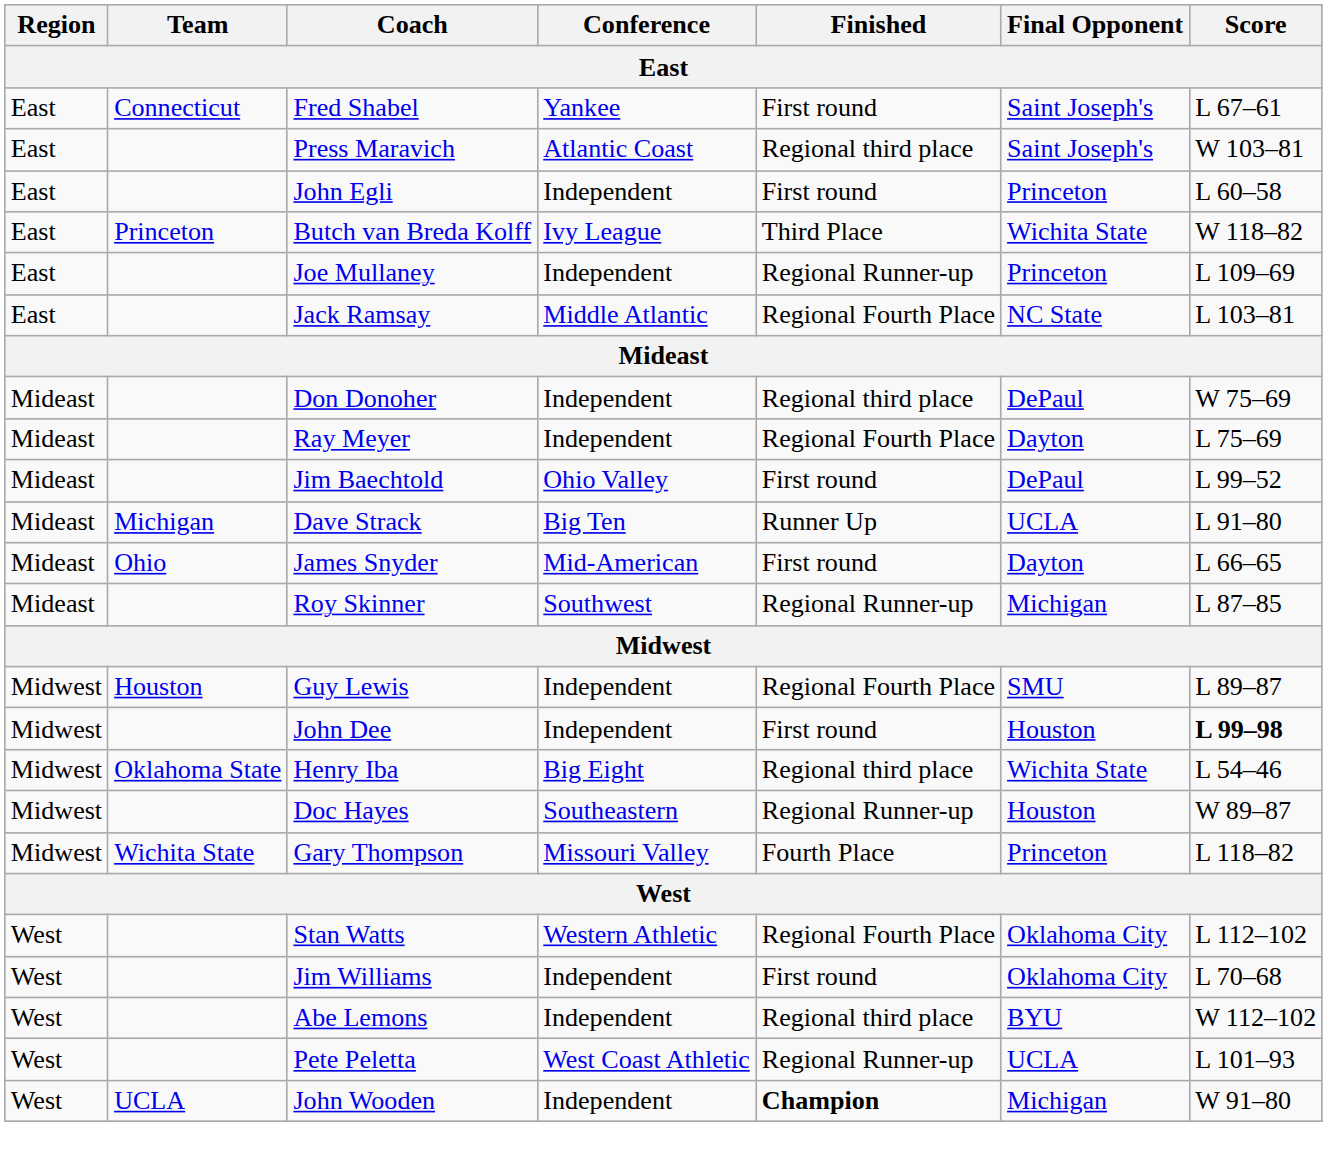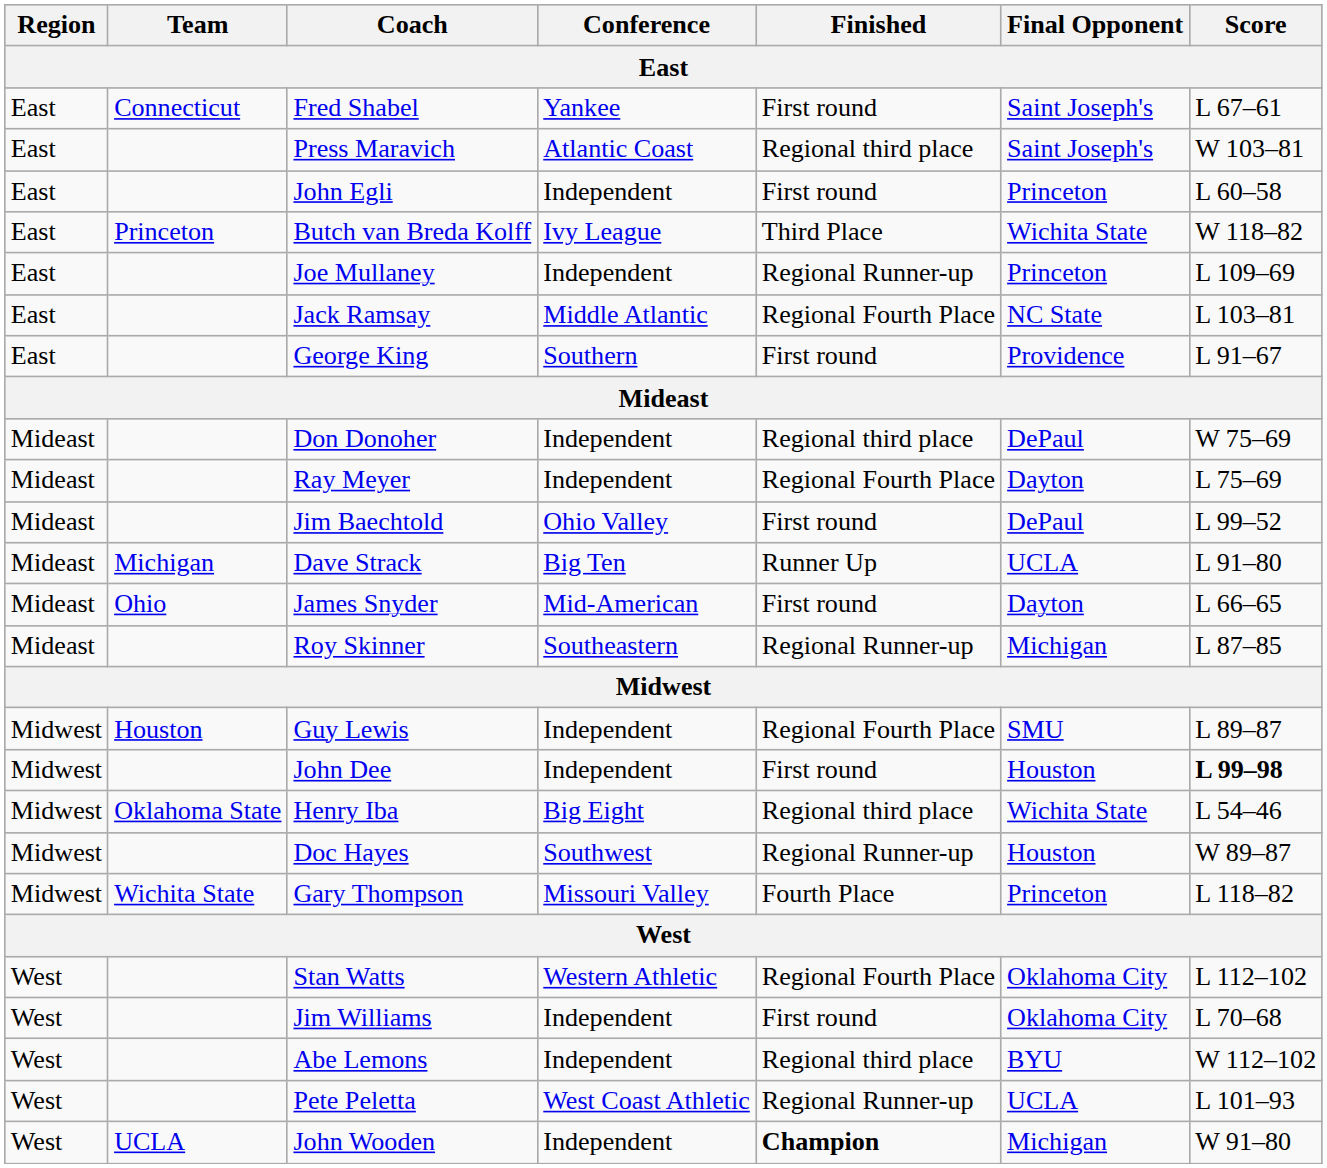+ row: (361, 356)
(598, 604) Southwest -> (611, 645) Southeastern
(611, 811) Southeastern -> (598, 852) Southwest
